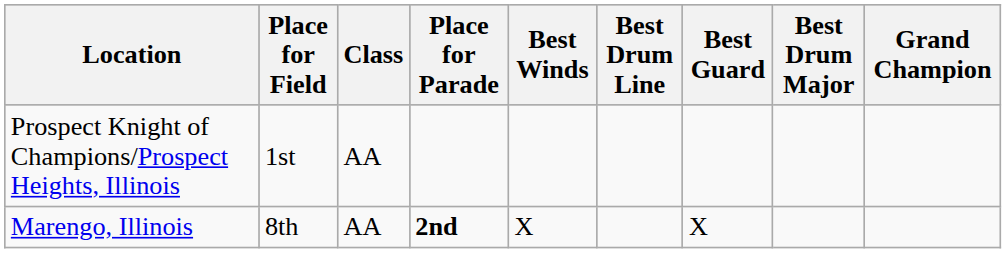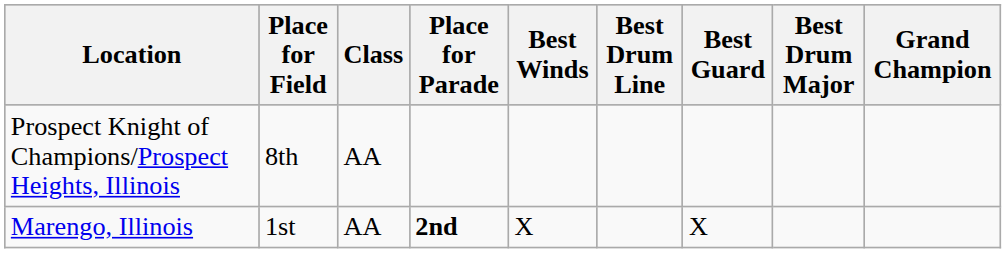(280, 155) 1st -> (282, 155) 8th
(282, 226) 8th -> (280, 226) 1st
